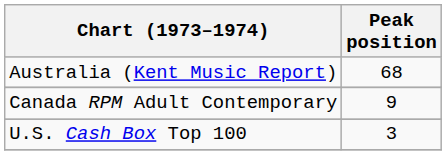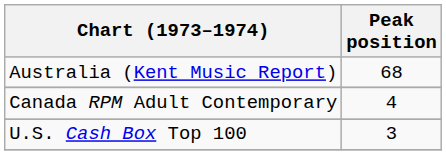(392, 103) 9 -> (392, 103) 4
